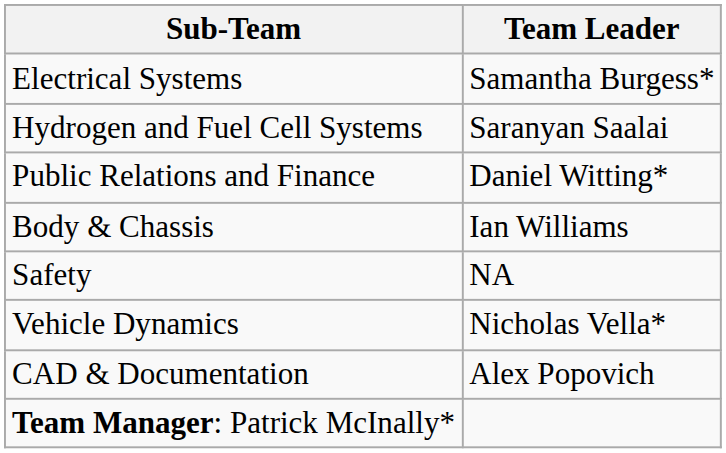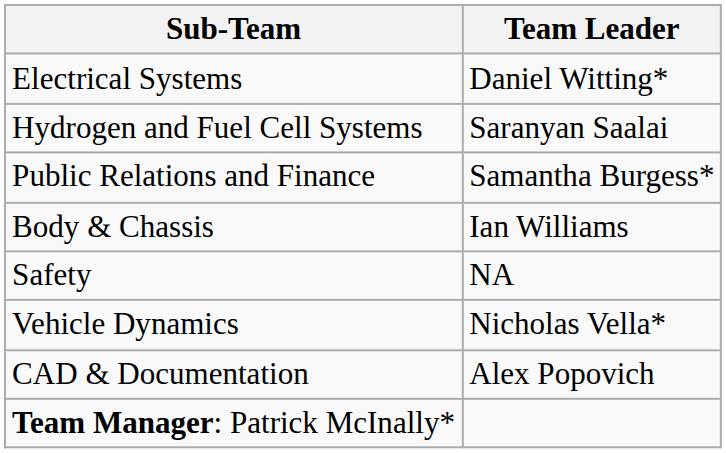(592, 78) Samantha Burgess* -> (569, 78) Daniel Witting*
(569, 176) Daniel Witting* -> (592, 176) Samantha Burgess*
